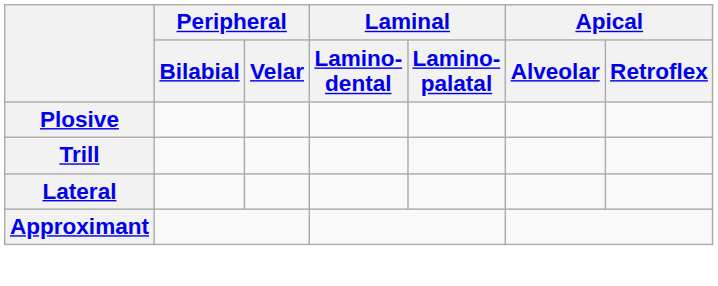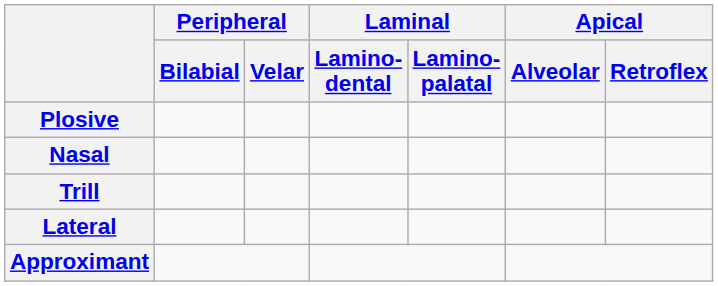+ row: (79, 155)
